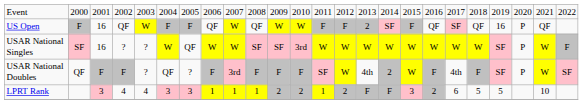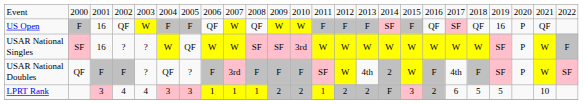(367, 26) 2 -> (367, 26) F
(367, 91) F -> (367, 91) 2
